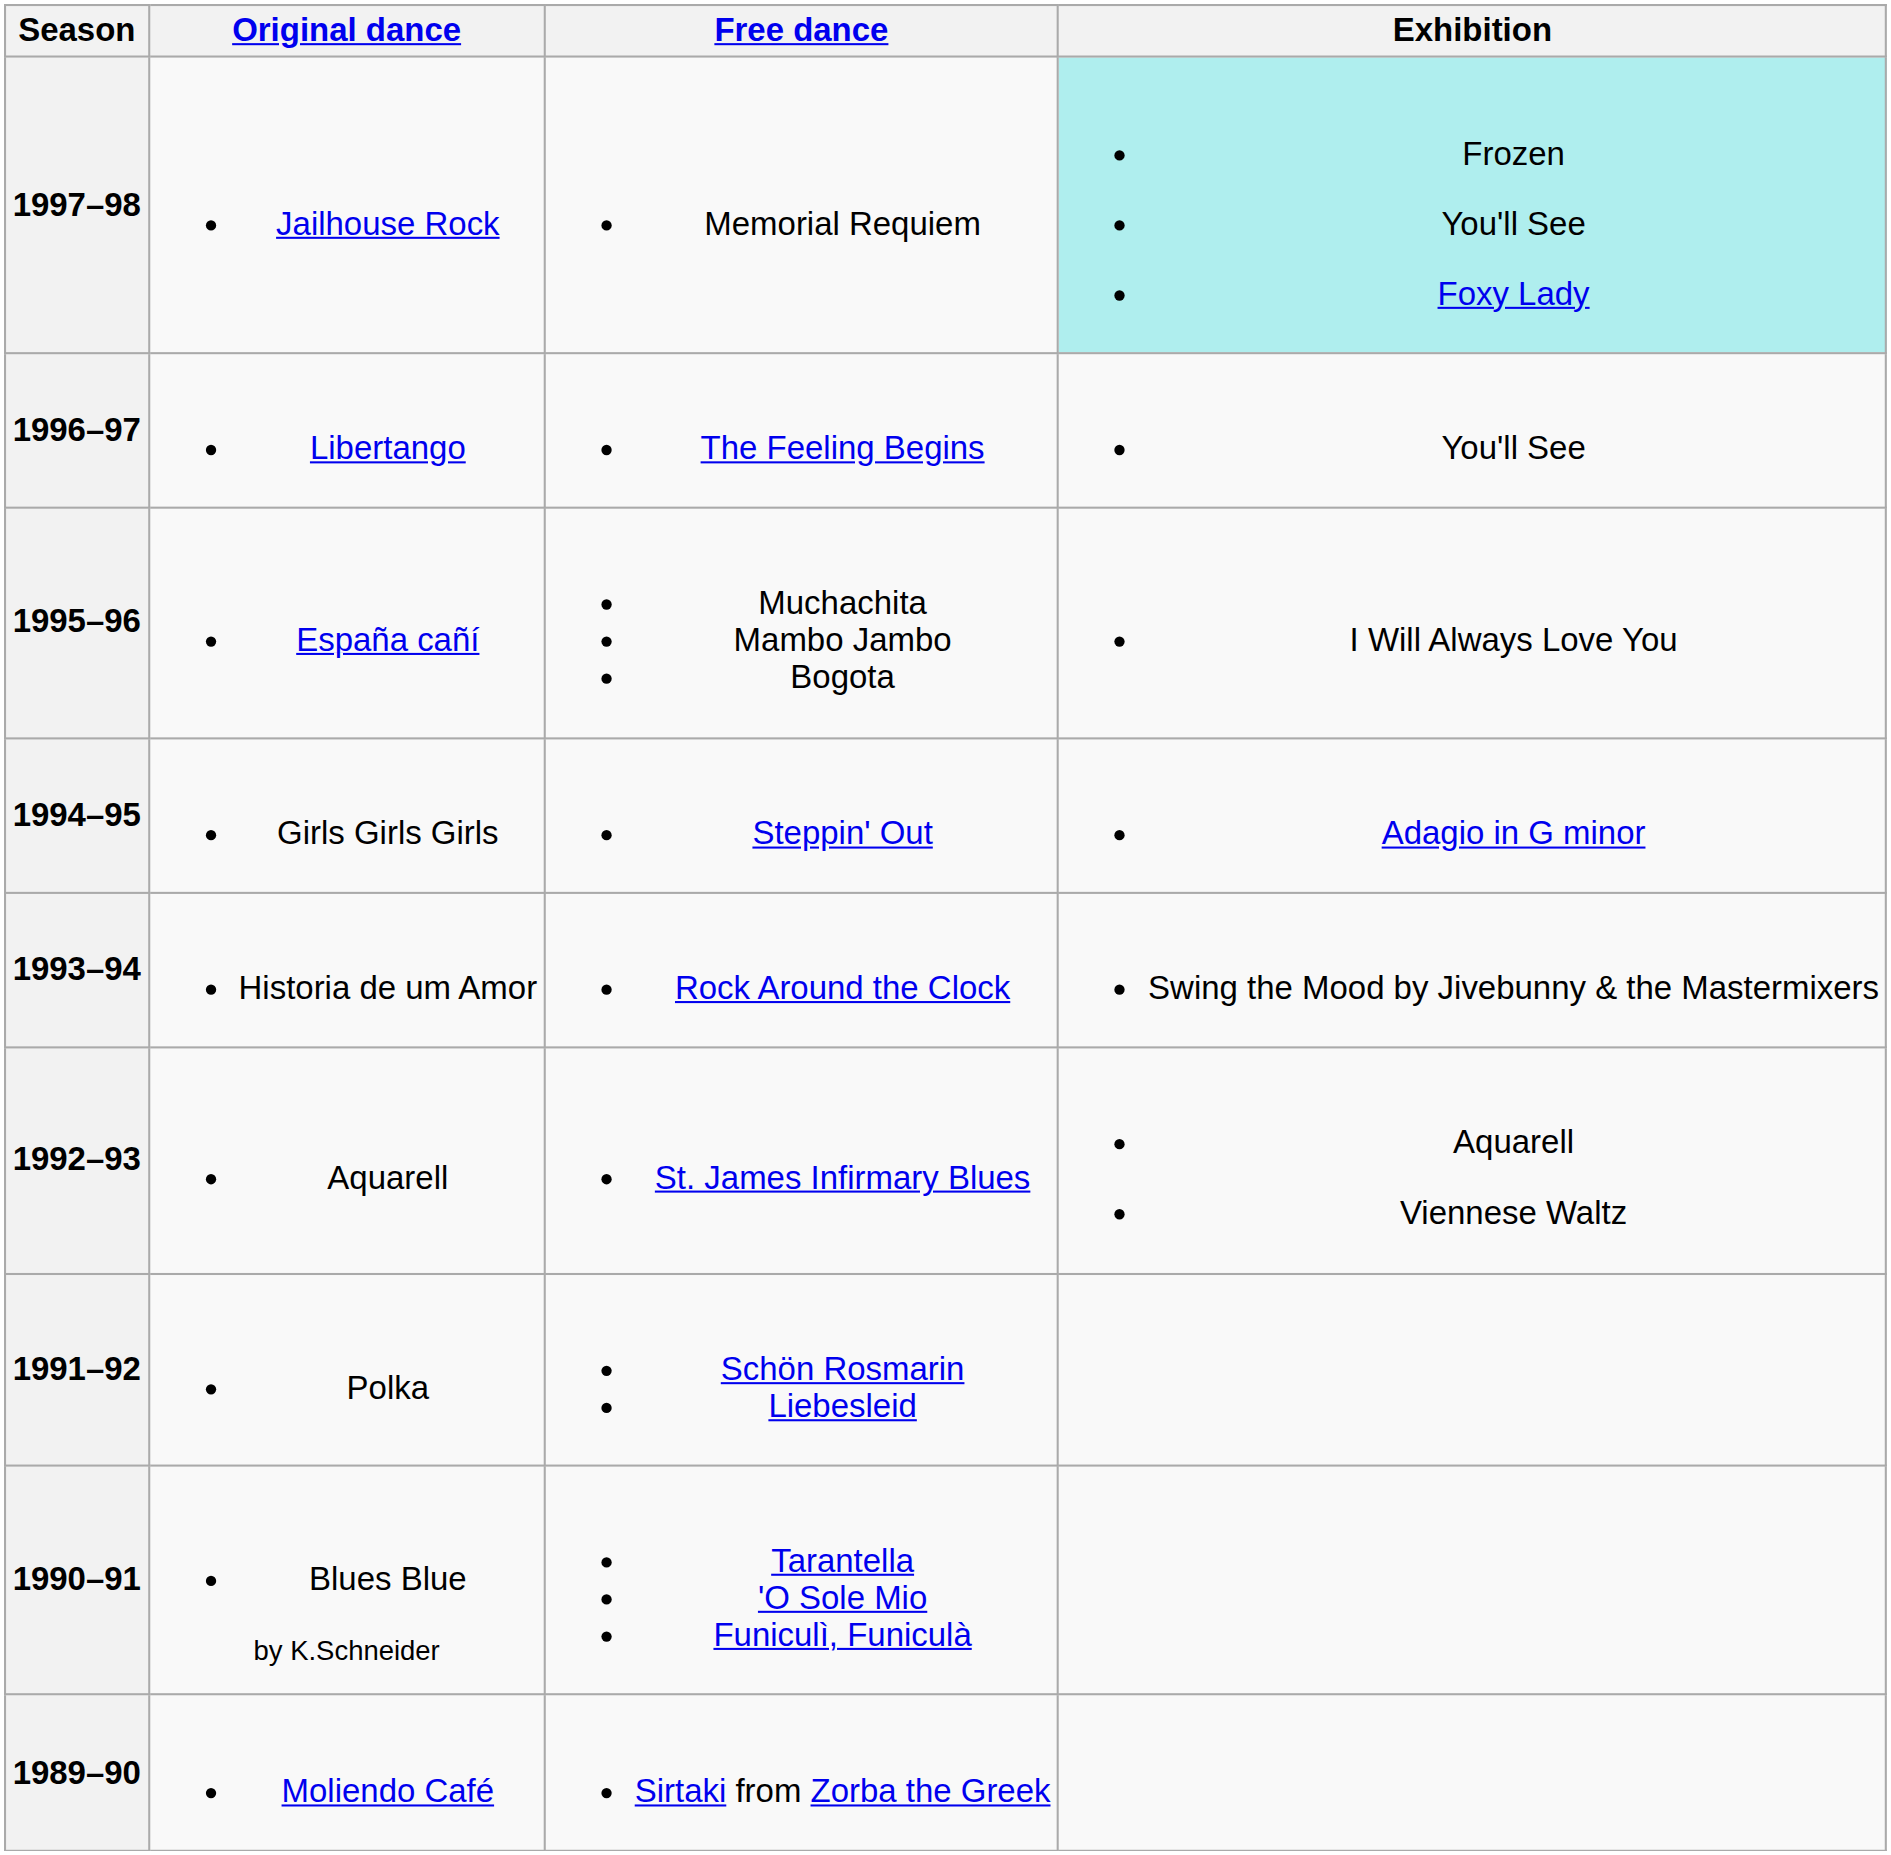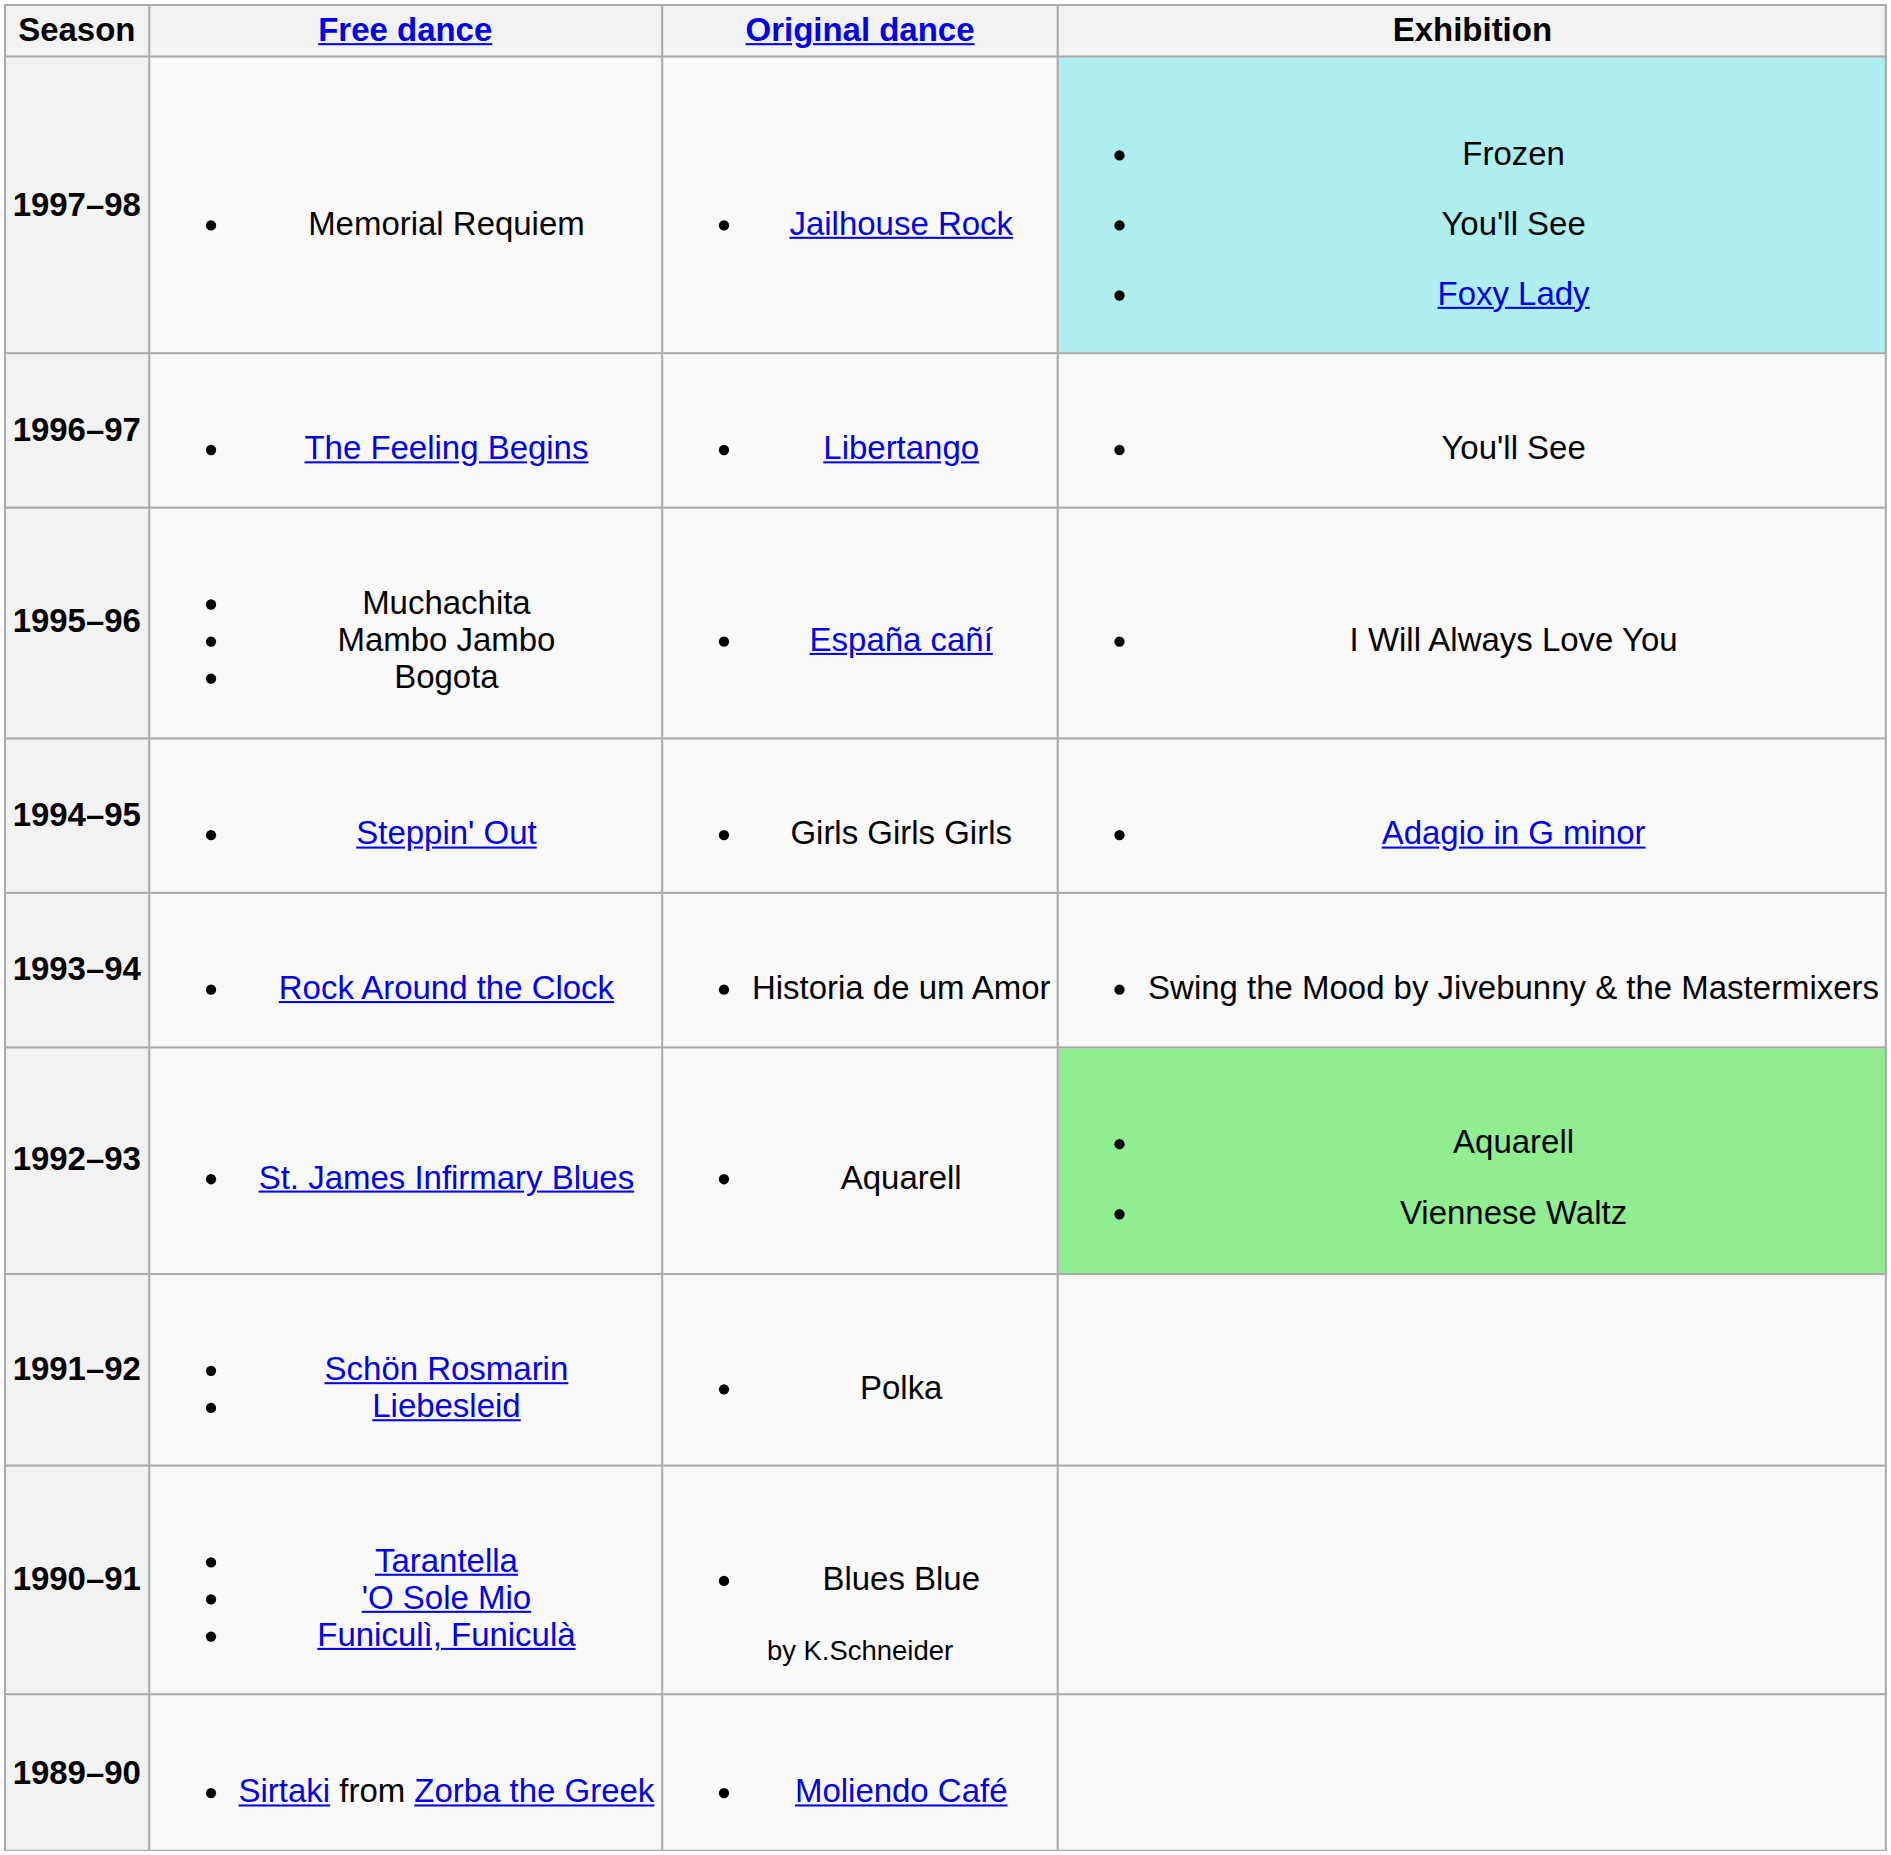columns swapped: (347, 30) <-> (801, 30)
(1472, 1179) no background -> (1472, 1179) lightgreen background
